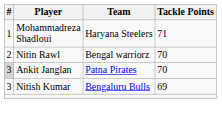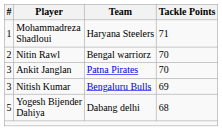(9, 70) lightgrey background -> (9, 70) no background
+ row: (49, 107)
